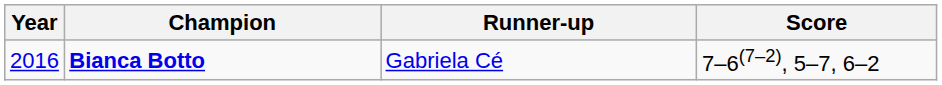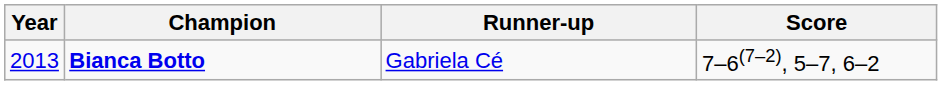(34, 60) 2016 -> (34, 60) 2013
